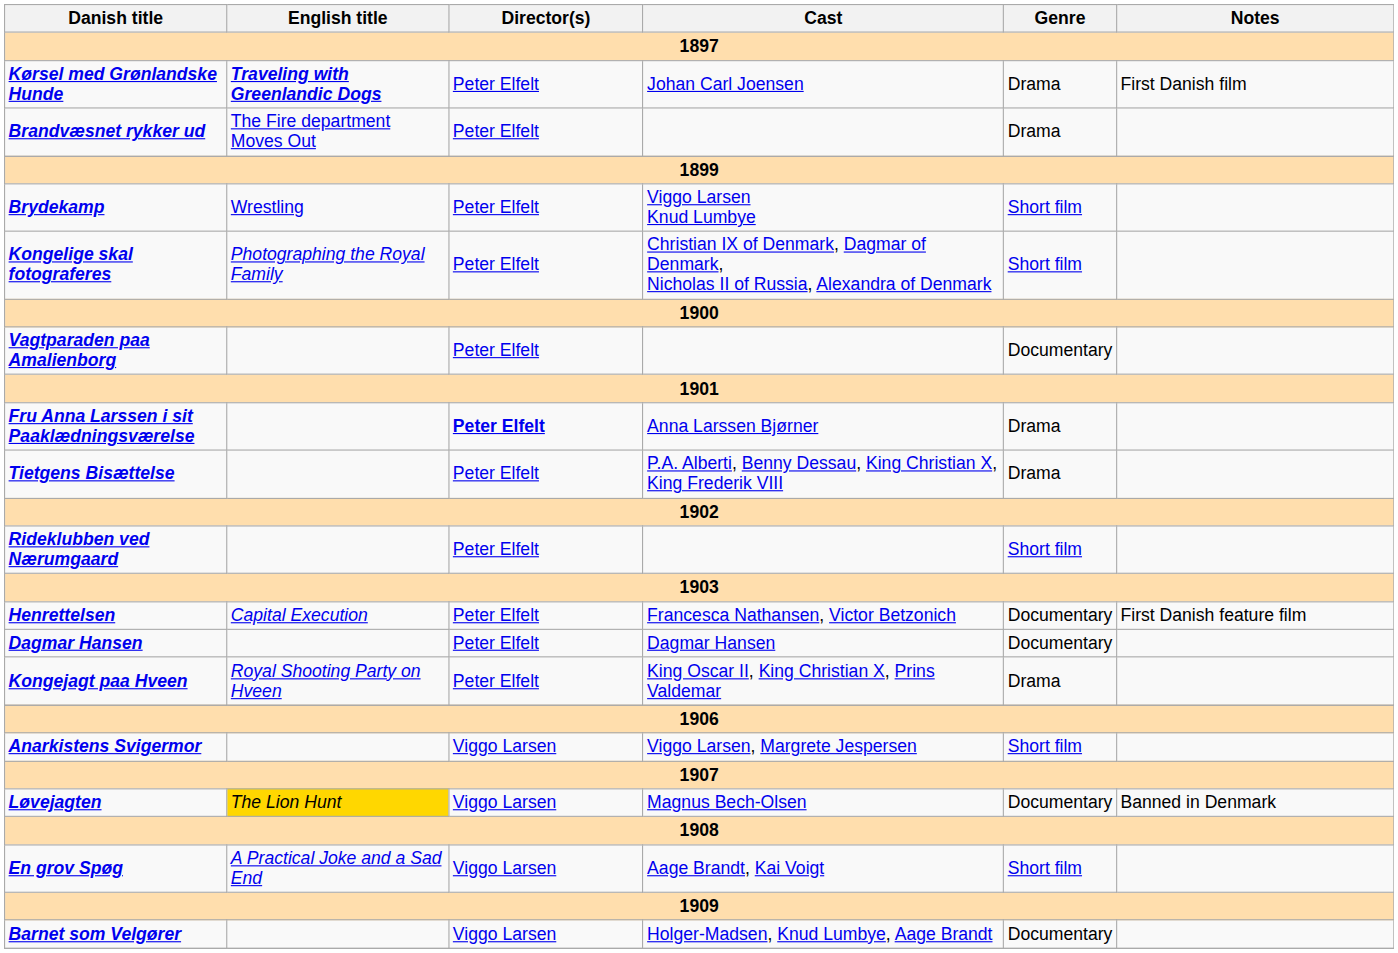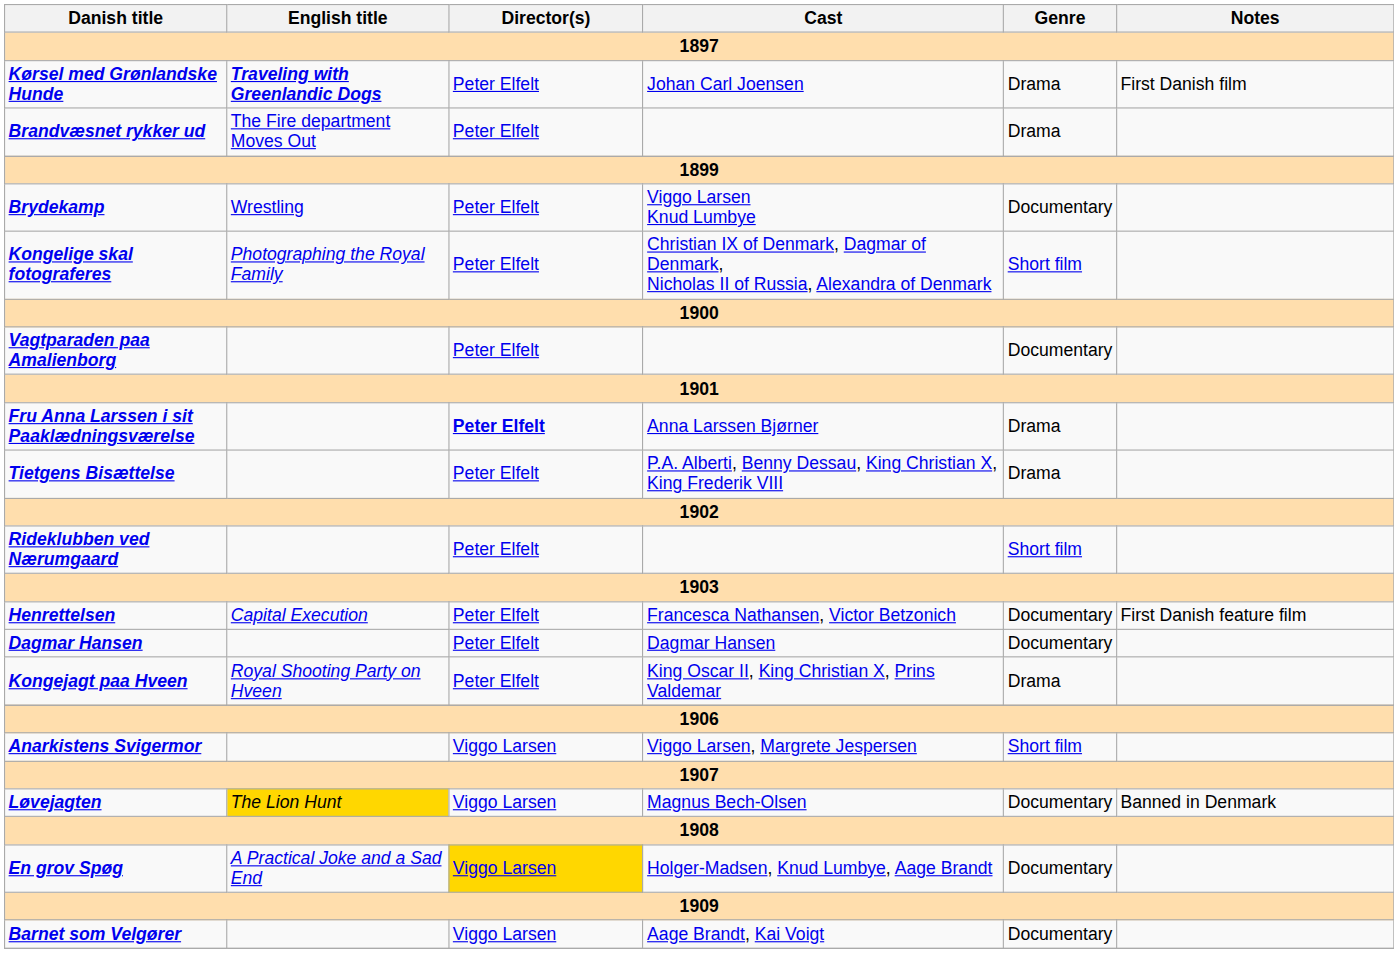(1045, 207) Short film -> (1060, 207) Documentary
(505, 868) no background -> (505, 868) gold background
(736, 868) Aage Brandt, Kai Voigt -> (820, 868) Holger-Madsen, Knud Lumbye, Aage Brandt
(1045, 868) Short film -> (1060, 868) Documentary
(820, 934) Holger-Madsen, Knud Lumbye, Aage Brandt -> (736, 934) Aage Brandt, Kai Voigt
